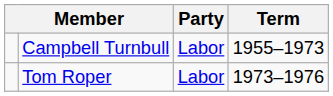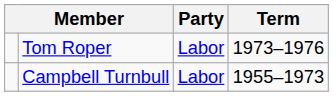rows swapped: (96, 47) <-> (67, 76)
